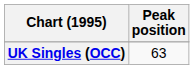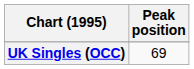(159, 53) 63 -> (159, 53) 69
